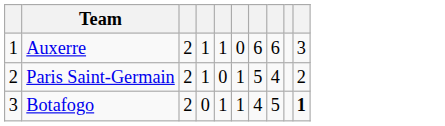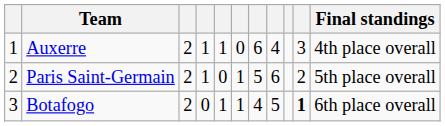+ column: (375, 18)
(275, 47) 6 -> (275, 47) 4
(275, 76) 4 -> (275, 76) 6
